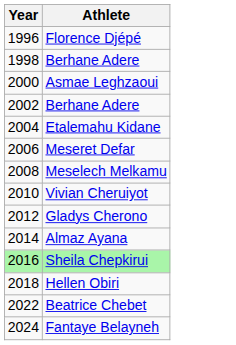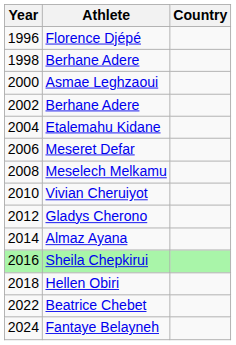+ column: (200, 15)
